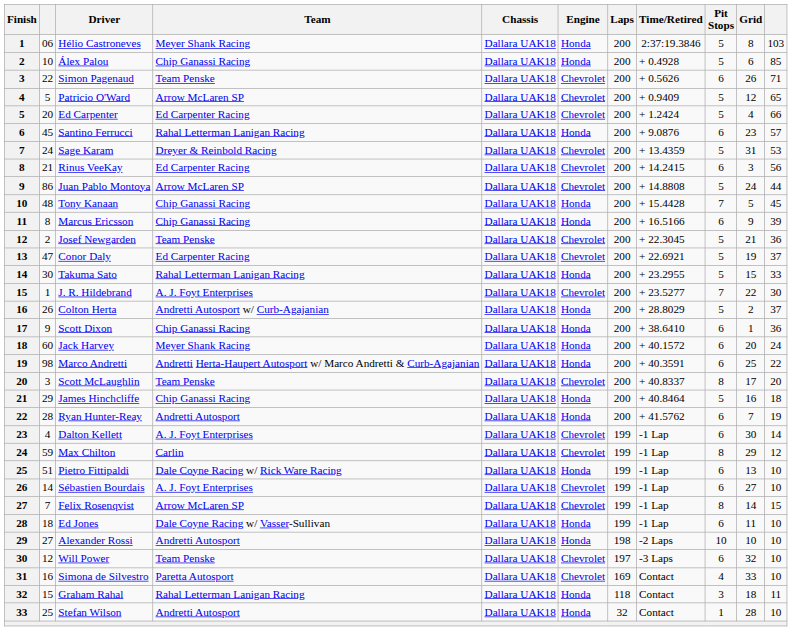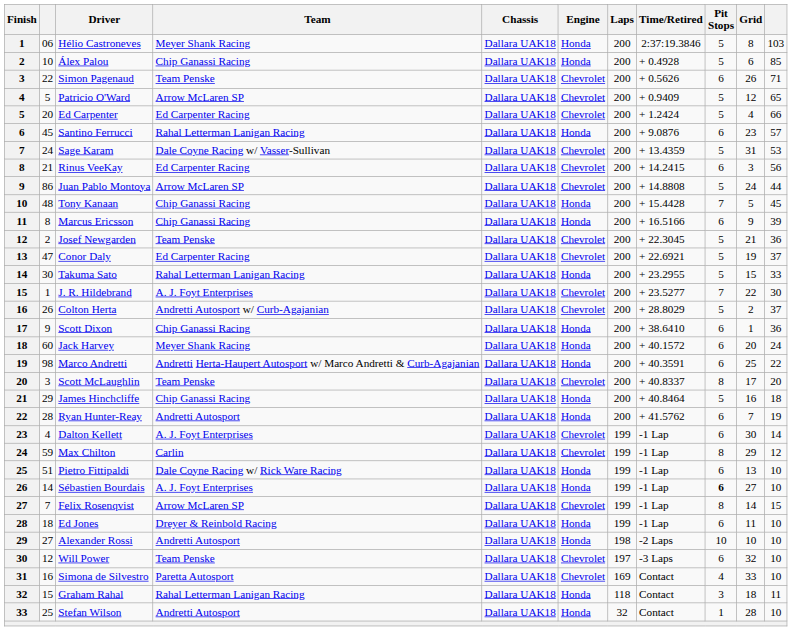(216, 150) Dreyer & Reinbold Racing -> (243, 150) Dale Coyne Racing w/ Vasser-Sullivan
(576, 310) Honda -> (583, 310) Chevrolet
(583, 487) Chevrolet -> (576, 487) Honda
(721, 487) normal -> (721, 487) bold
(243, 523) Dale Coyne Racing w/ Vasser-Sullivan -> (216, 523) Dreyer & Reinbold Racing
